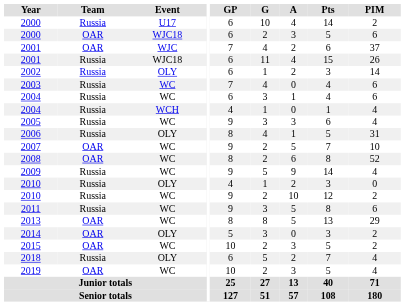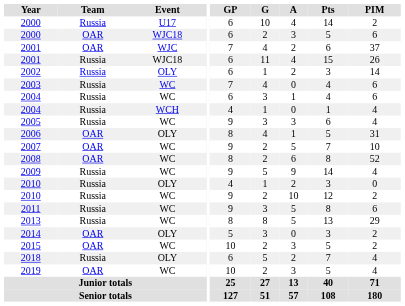(93, 134) Russia -> (93, 134) OAR
(93, 221) OAR -> (93, 221) Russia
